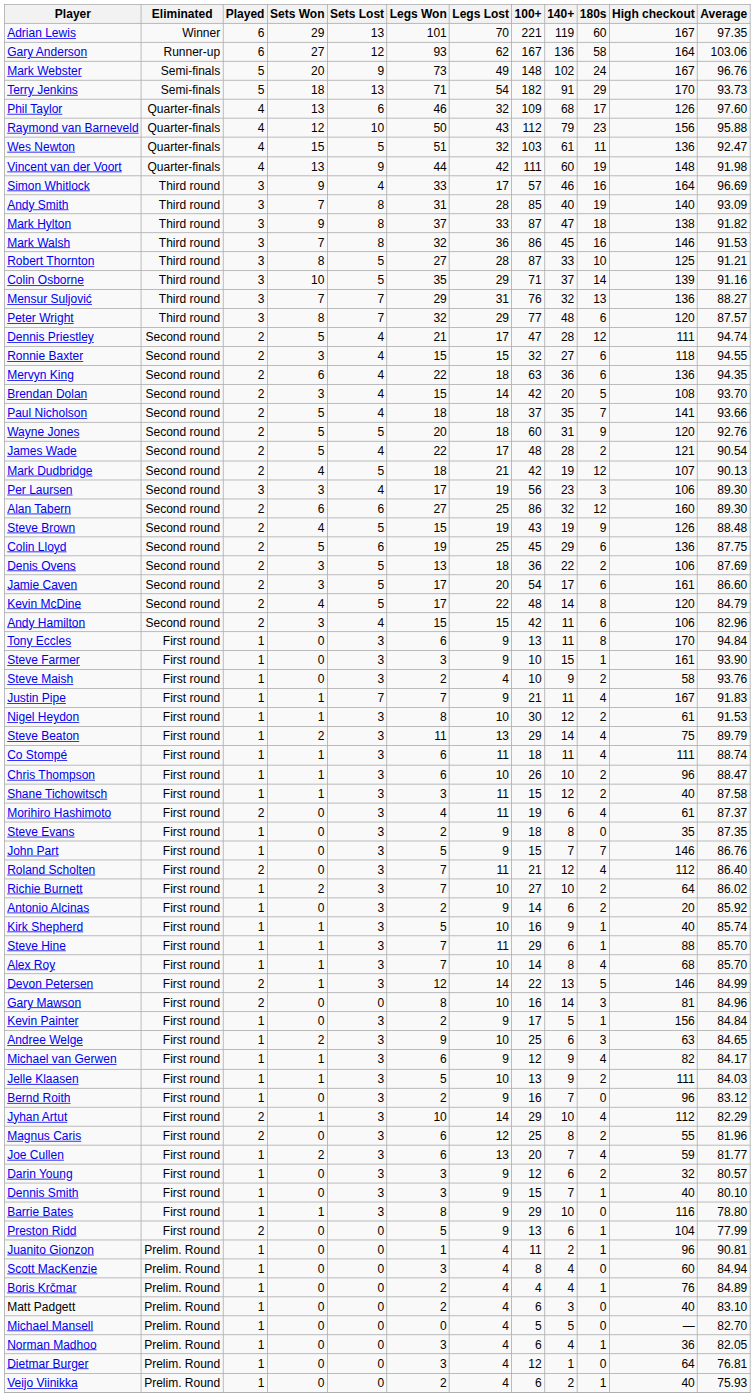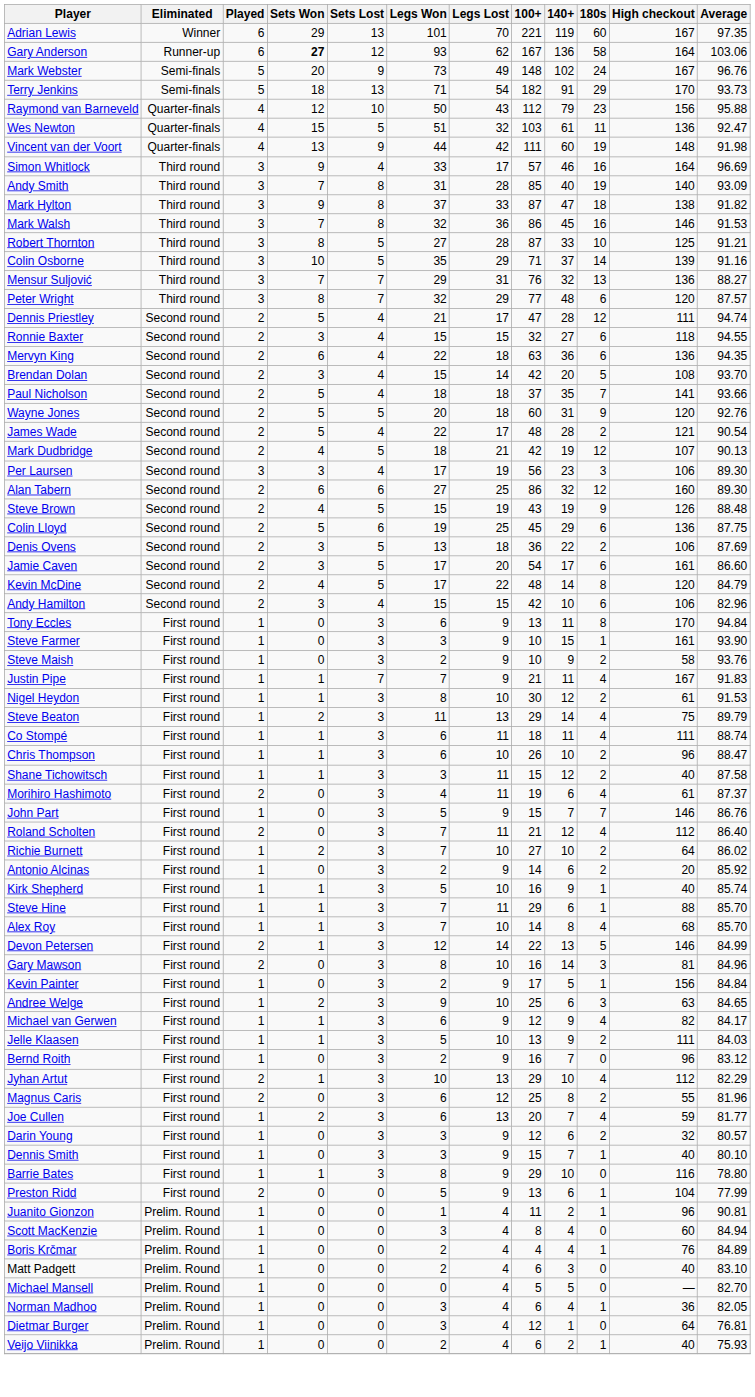(318, 52) normal -> (318, 52) bold
- row: (35, 109)
(568, 622) 11 -> (568, 603) 10
(506, 679) 4 -> (506, 660) 9
- row: (41, 831)
(381, 1003) 0 -> (381, 965) 3
(502, 1117) 14 -> (502, 1079) 13
